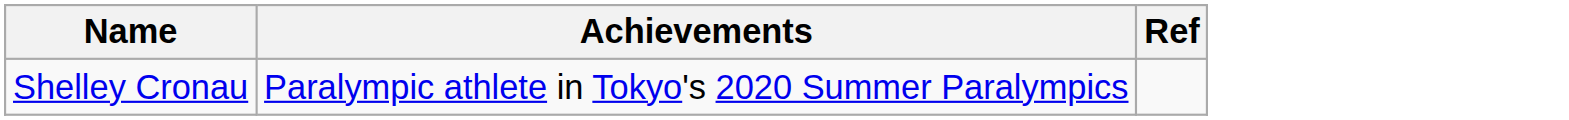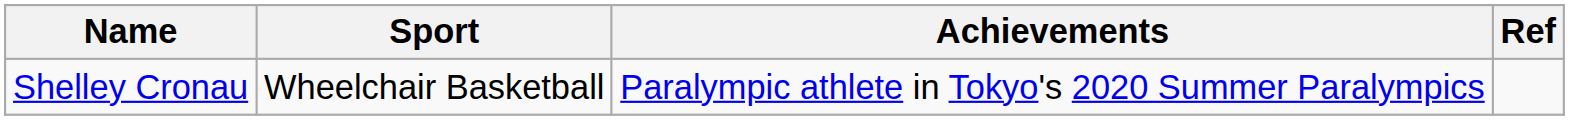+ column: (434, 31)
